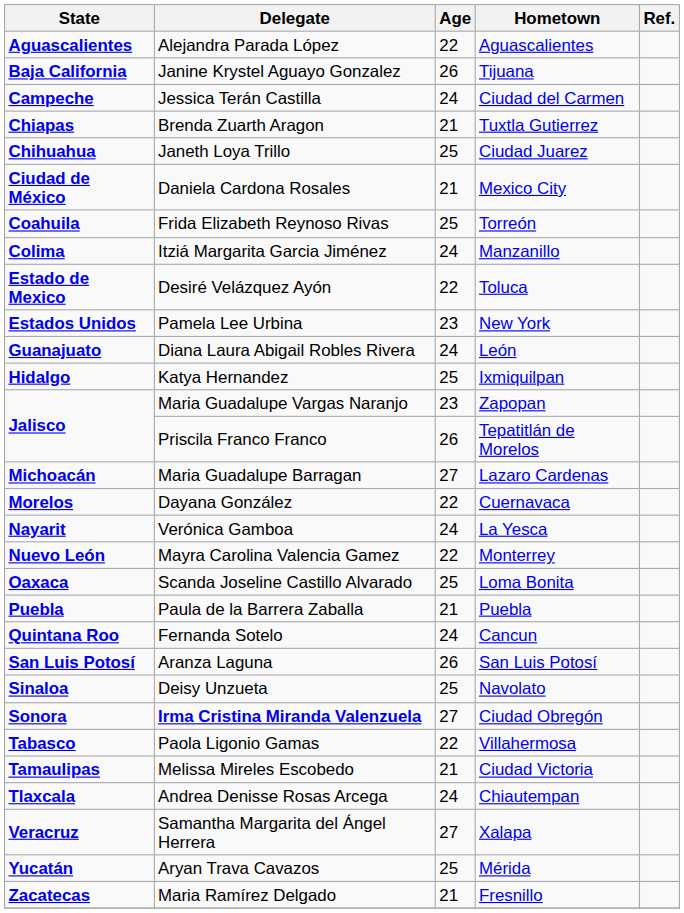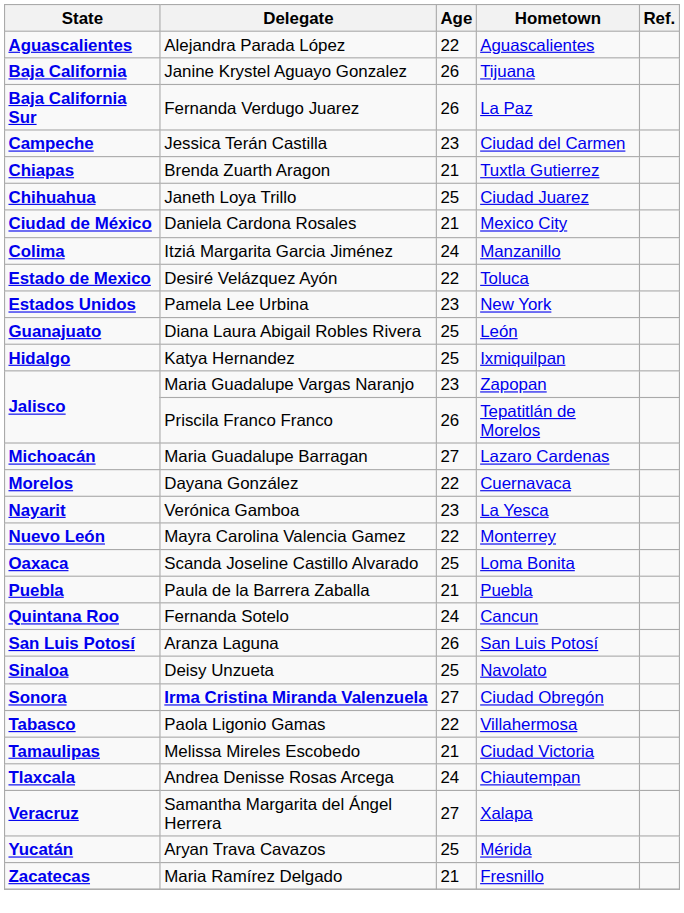+ row: (262, 108)
(449, 98) 24 -> (450, 144) 23
- row: (273, 224)
(449, 350) 24 -> (450, 331) 25
(449, 529) 24 -> (450, 510) 23
